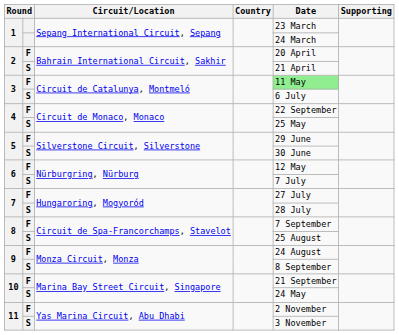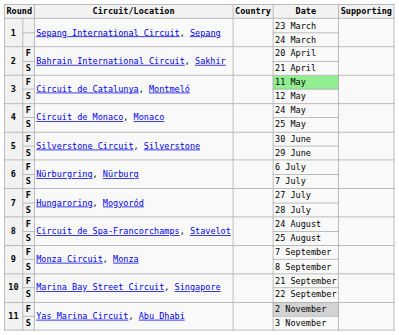(290, 97) 6 July -> (290, 97) 12 May
(306, 111) 22 September -> (290, 111) 24 May
(293, 139) 29 June -> (293, 139) 30 June
(293, 153) 30 June -> (293, 153) 29 June
(290, 167) 12 May -> (290, 167) 6 July
(303, 224) 7 September -> (298, 224) 24 August
(298, 252) 24 August -> (303, 252) 7 September
(290, 295) 24 May -> (306, 295) 22 September
(301, 309) no background -> (301, 309) lightgrey background
